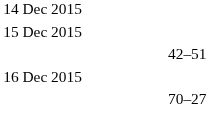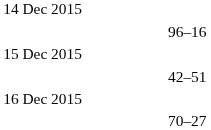+ row: (187, 31)
